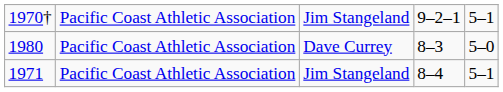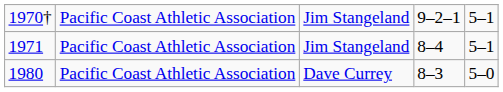rows swapped: (26, 73) <-> (26, 45)
